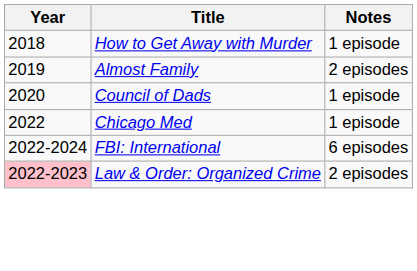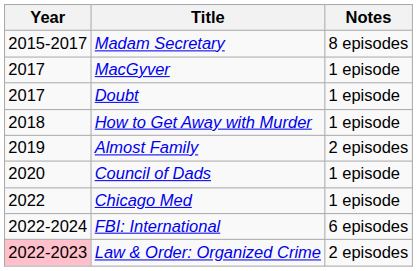+ row: (160, 43)
+ row: (132, 69)
+ row: (117, 95)
